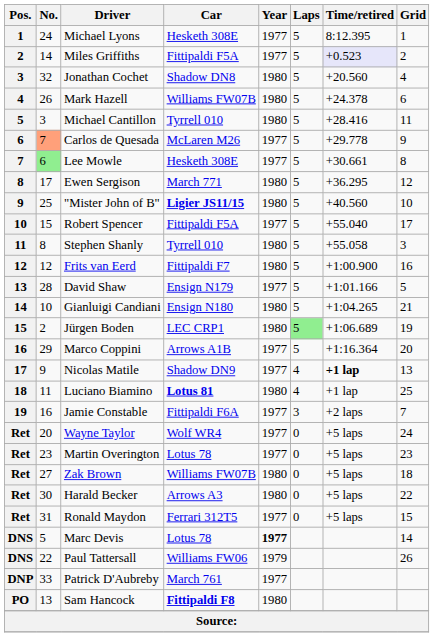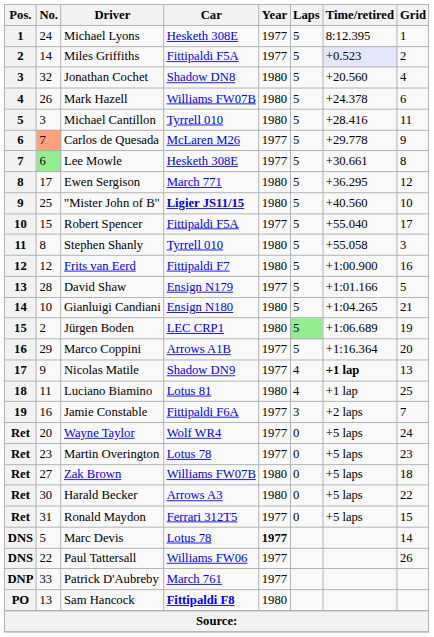(190, 391) bold -> (189, 391) normal
(274, 558) 1979 -> (274, 558) 1977
